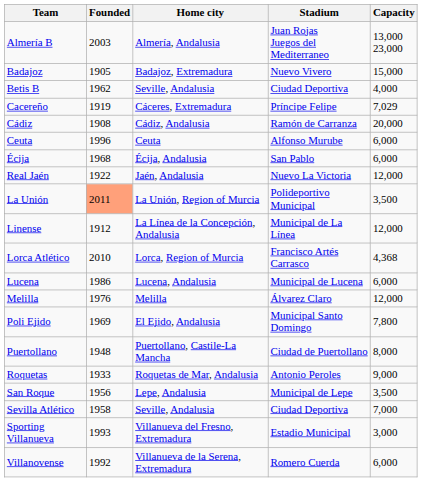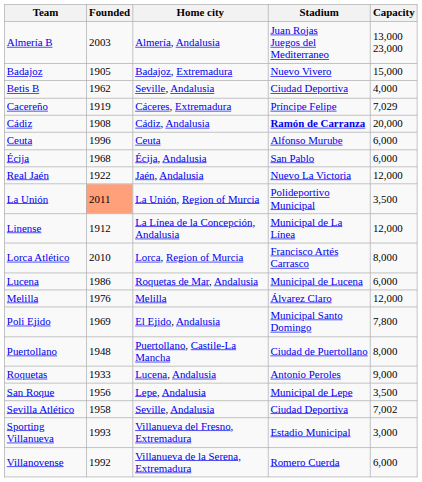(314, 123) normal -> (318, 123) bold
(385, 258) 4,368 -> (385, 258) 8,000
(176, 281) Lucena, Andalusia -> (197, 281) Roquetas de Mar, Andalusia
(197, 374) Roquetas de Mar, Andalusia -> (176, 374) Lucena, Andalusia
(385, 409) 7,000 -> (385, 409) 7,002
